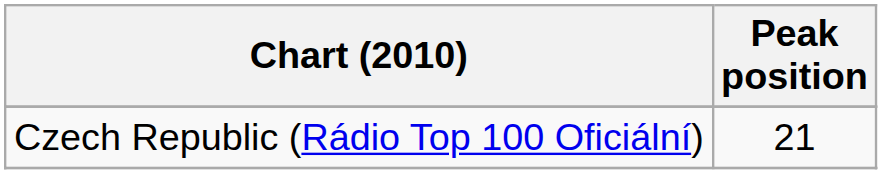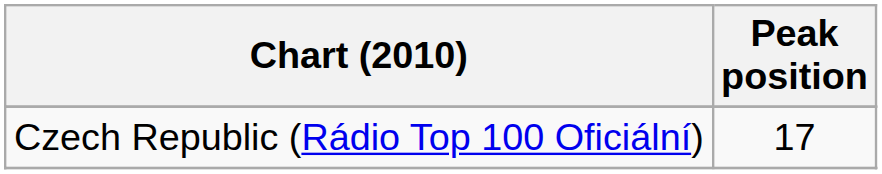(795, 136) 21 -> (795, 136) 17
